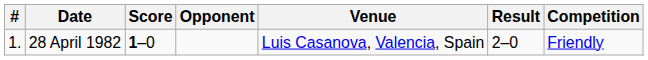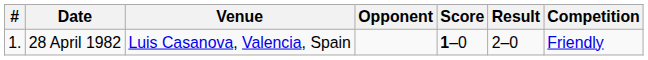columns swapped: (373, 17) <-> (150, 17)
